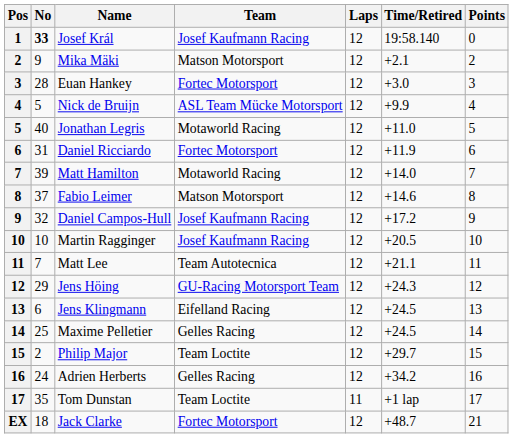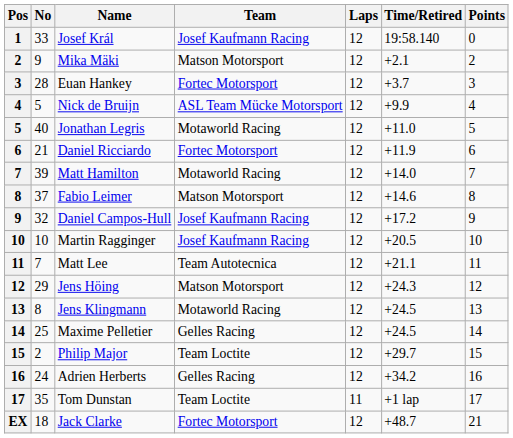(41, 38) bold -> (41, 38) normal
(397, 83) +3.0 -> (397, 83) +3.7
(41, 151) 31 -> (41, 151) 21
(258, 286) GU-Racing Motorsport Team -> (231, 286) Matson Motorsport
(38, 309) 6 -> (38, 309) 8
(224, 309) Eifelland Racing -> (229, 309) Motaworld Racing
